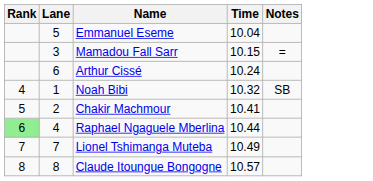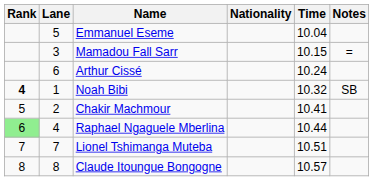+ column: (261, 14)
(22, 90) normal -> (22, 90) bold
(245, 147) 10.49 -> (312, 147) 10.51
